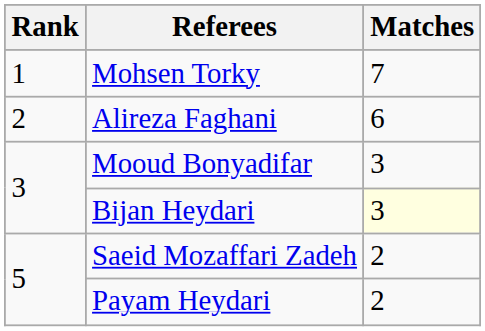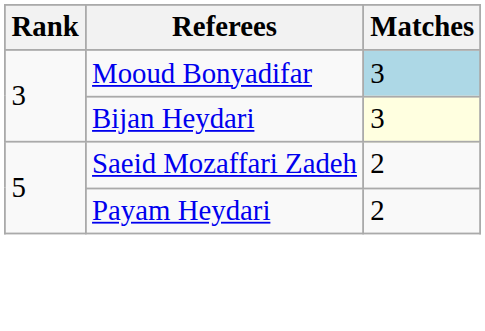- row: (176, 73)
- row: (184, 118)
(377, 164) no background -> (377, 73) lightblue background
